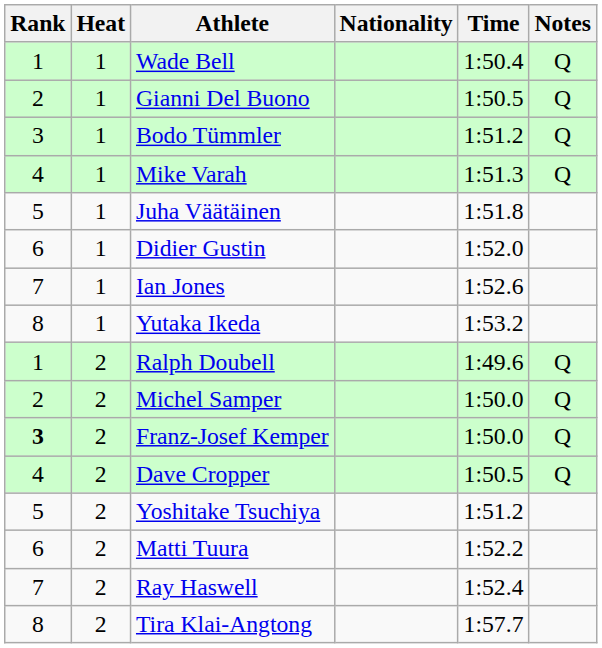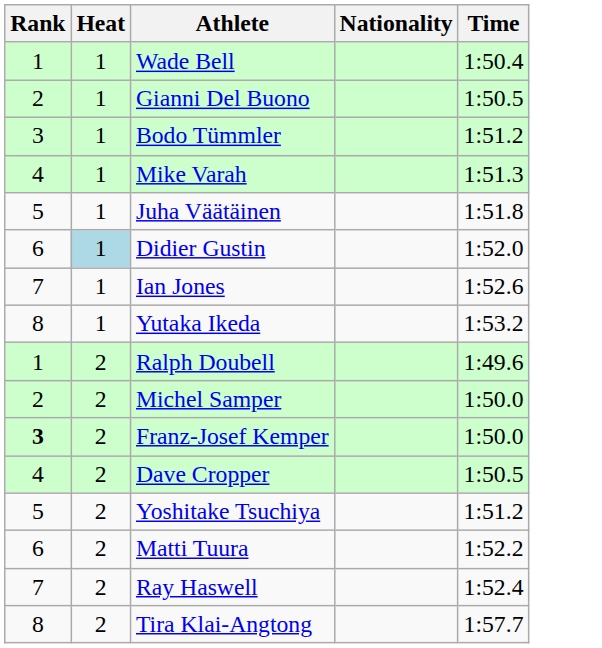- column: (563, 23)
(101, 248) no background -> (101, 248) lightblue background
